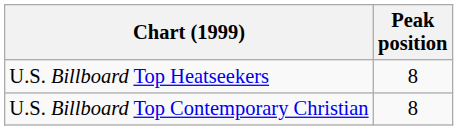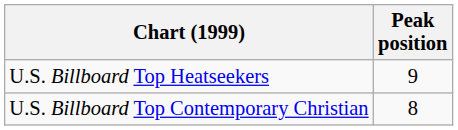(413, 76) 8 -> (413, 76) 9
